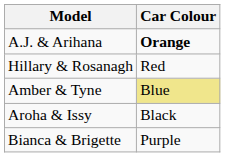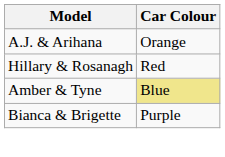(165, 41) bold -> (163, 41) normal
- row: (50, 115)
